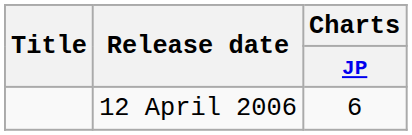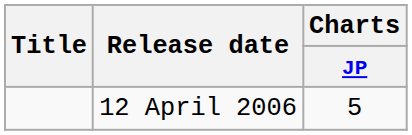(355, 108) 6 -> (355, 108) 5
